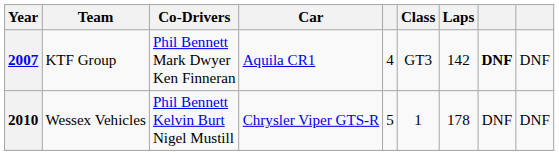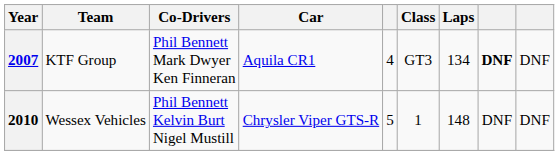(458, 60) 142 -> (458, 60) 134
(458, 120) 178 -> (458, 120) 148
